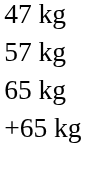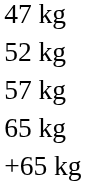+ row: (35, 52)
